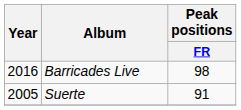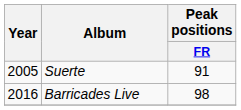rows swapped: (65, 94) <-> (92, 72)
